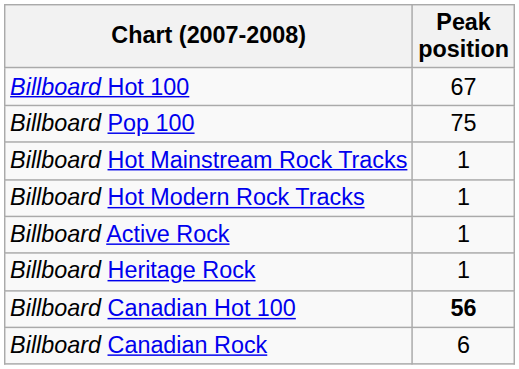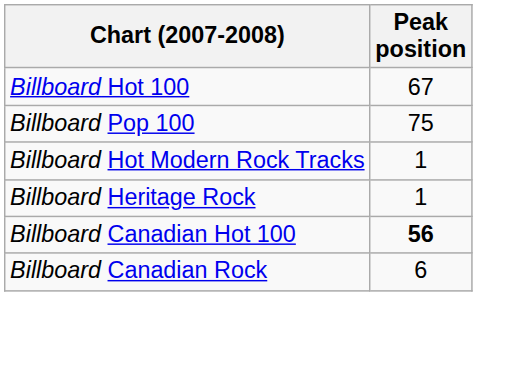- row: (209, 160)
- row: (120, 234)
